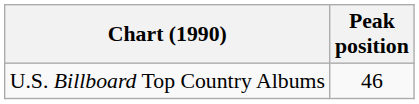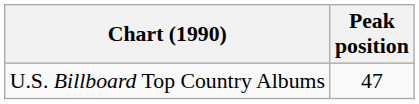(372, 80) 46 -> (372, 80) 47
